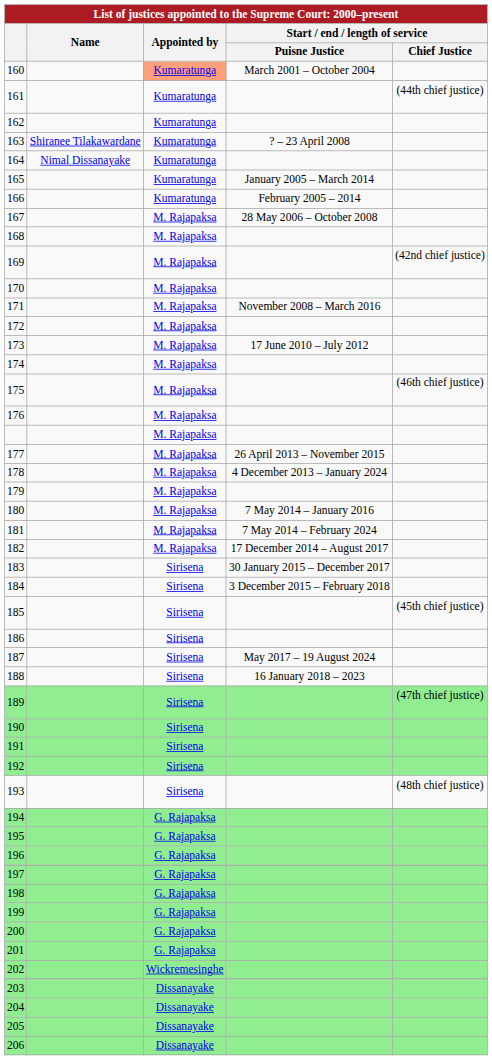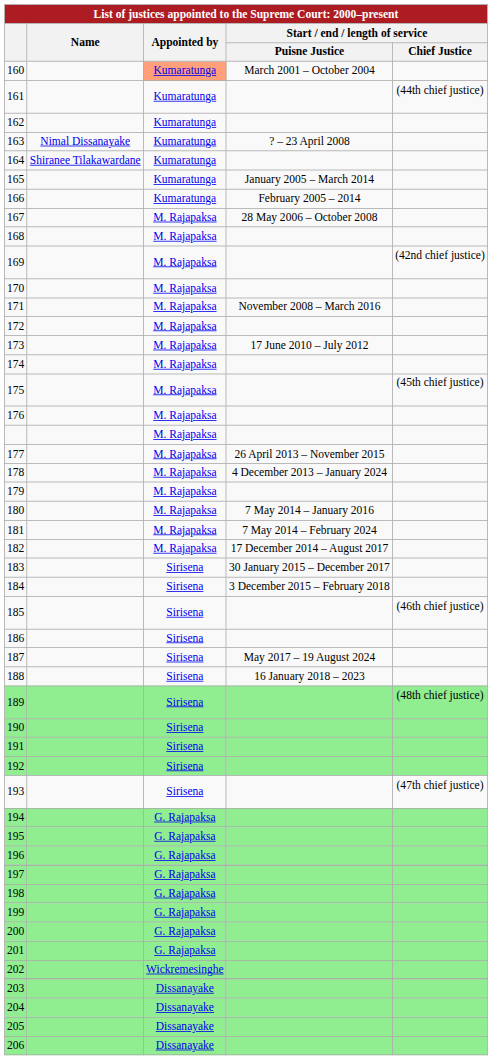(85, 141) Shiranee Tilakawardane -> (85, 141) Nimal Dissanayake
(85, 160) Nimal Dissanayake -> (85, 160) Shiranee Tilakawardane
(440, 383) (46th chief justice) -> (440, 383) (45th chief justice)
(440, 606) (45th chief justice) -> (440, 606) (46th chief justice)
(440, 695) (47th chief justice) -> (440, 695) (48th chief justice)
(440, 785) (48th chief justice) -> (440, 785) (47th chief justice)
